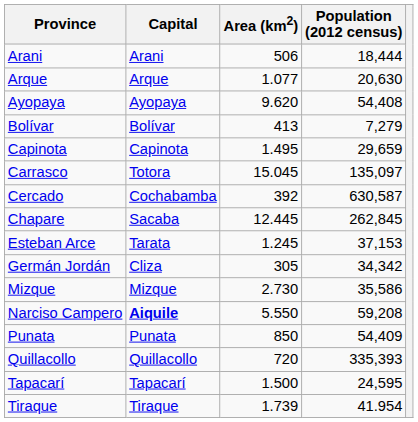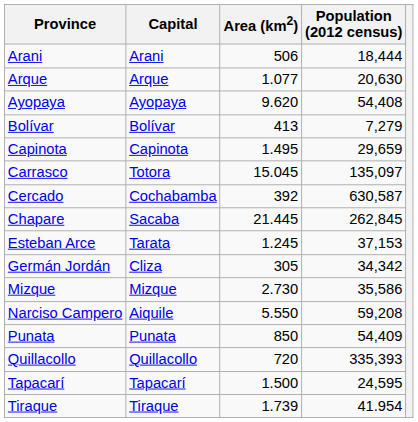(276, 219) 12.445 -> (276, 219) 21.445
(154, 312) bold -> (151, 312) normal
